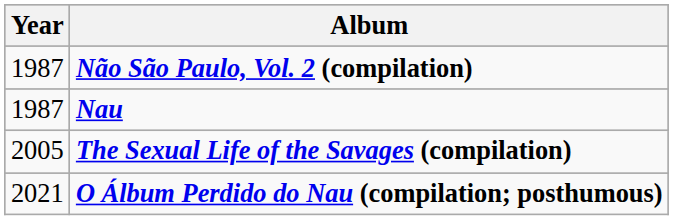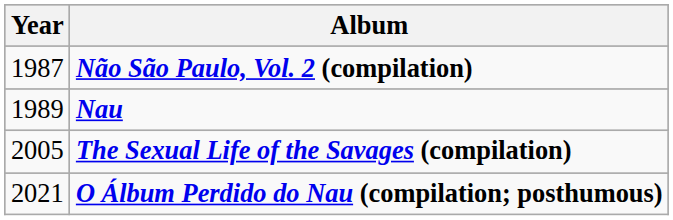(37, 109) 1987 -> (37, 109) 1989
